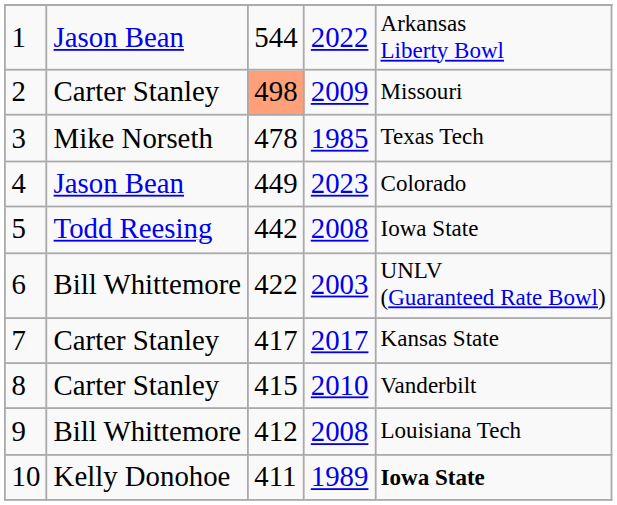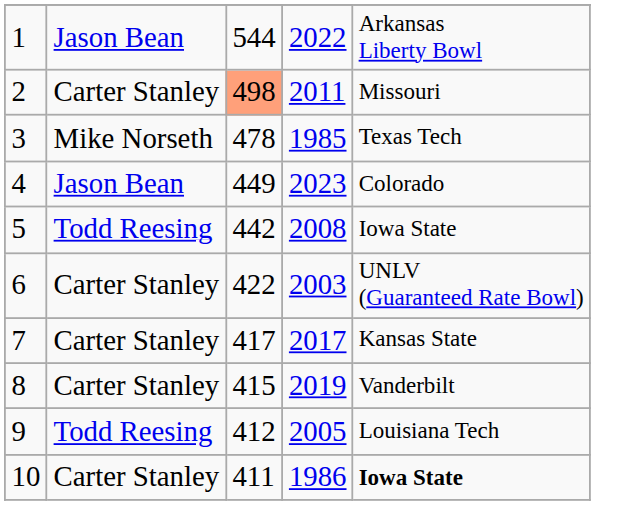(340, 92) 2009 -> (317, 92) 2011
(147, 284) Bill Whittemore -> (136, 284) Carter Stanley
(340, 385) 2010 -> (318, 385) 2019
(147, 431) Bill Whittemore -> (133, 431) Todd Reesing
(340, 431) 2008 -> (318, 431) 2005
(142, 476) Kelly Donohoe -> (136, 476) Carter Stanley
(340, 476) 1989 -> (318, 476) 1986
